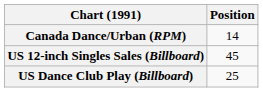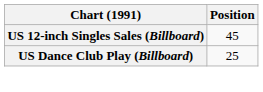- row: (106, 35)
